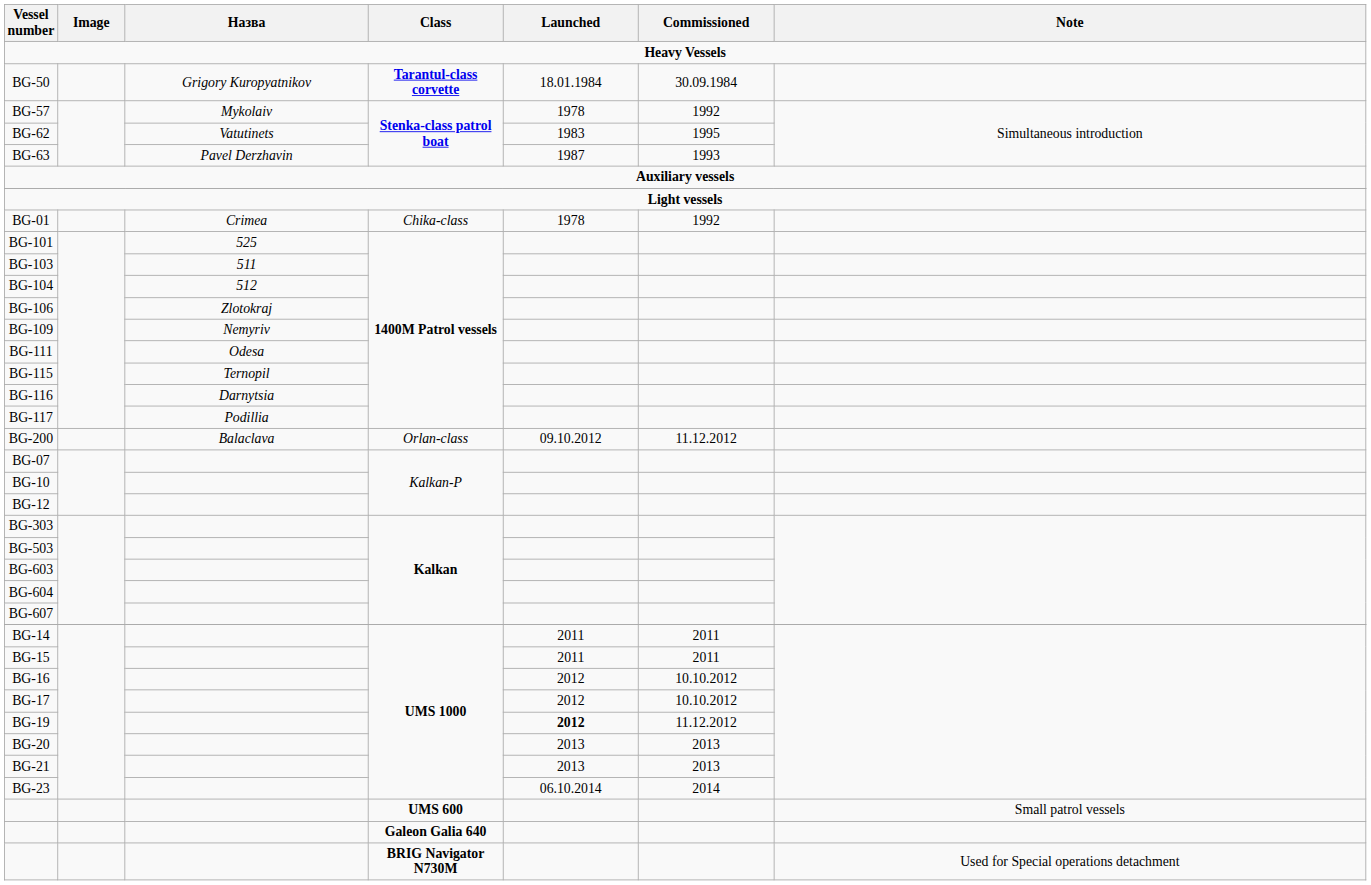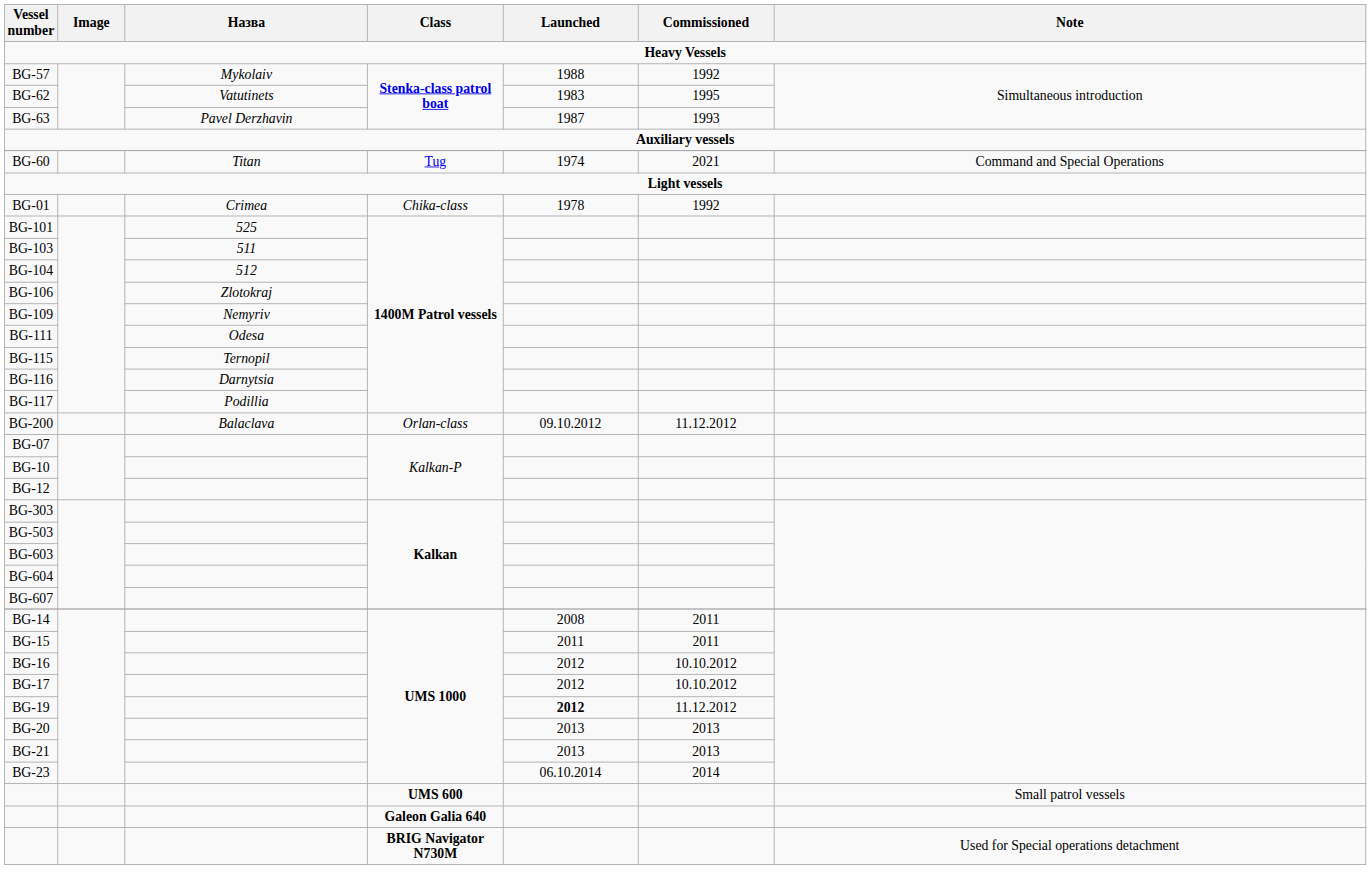- row: (31, 82)
(571, 111) 1978 -> (571, 74) 1988
+ row: (31, 161)
(571, 635) 2011 -> (571, 620) 2008
